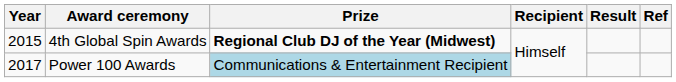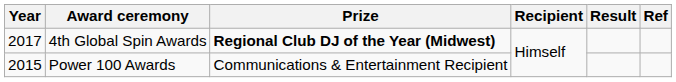(25, 40) 2015 -> (25, 40) 2017
(25, 64) 2017 -> (25, 64) 2015
(361, 64) lightblue background -> (361, 64) no background
